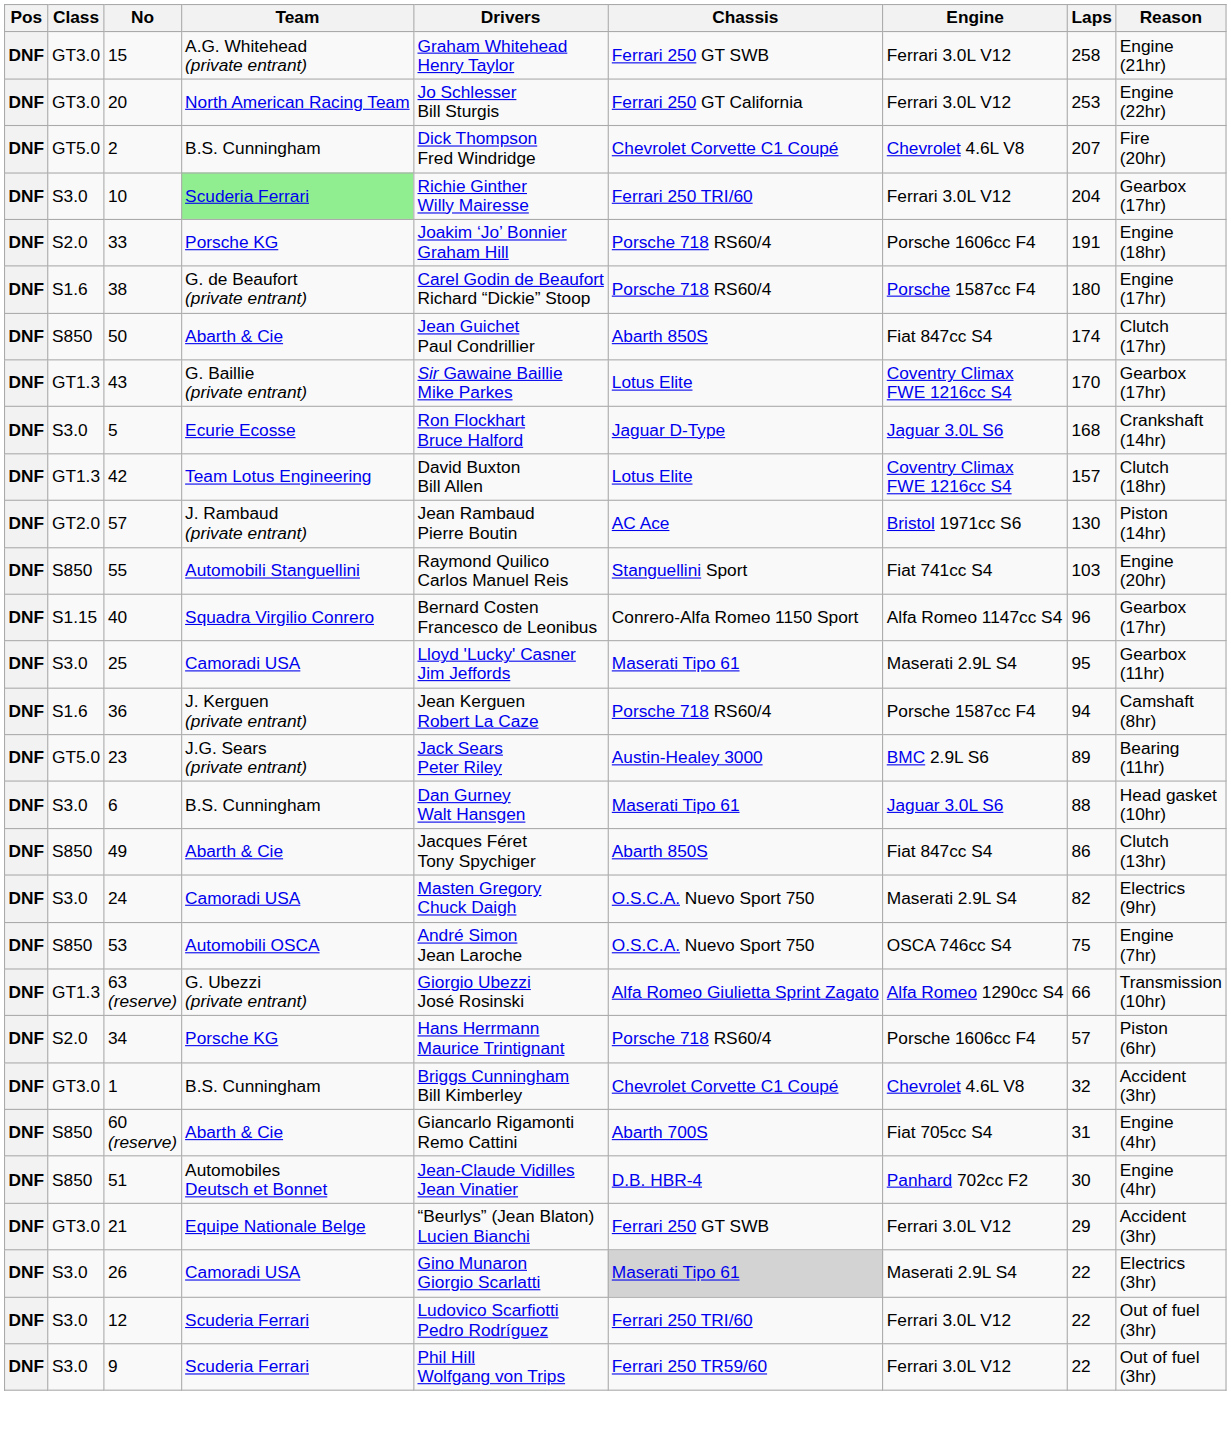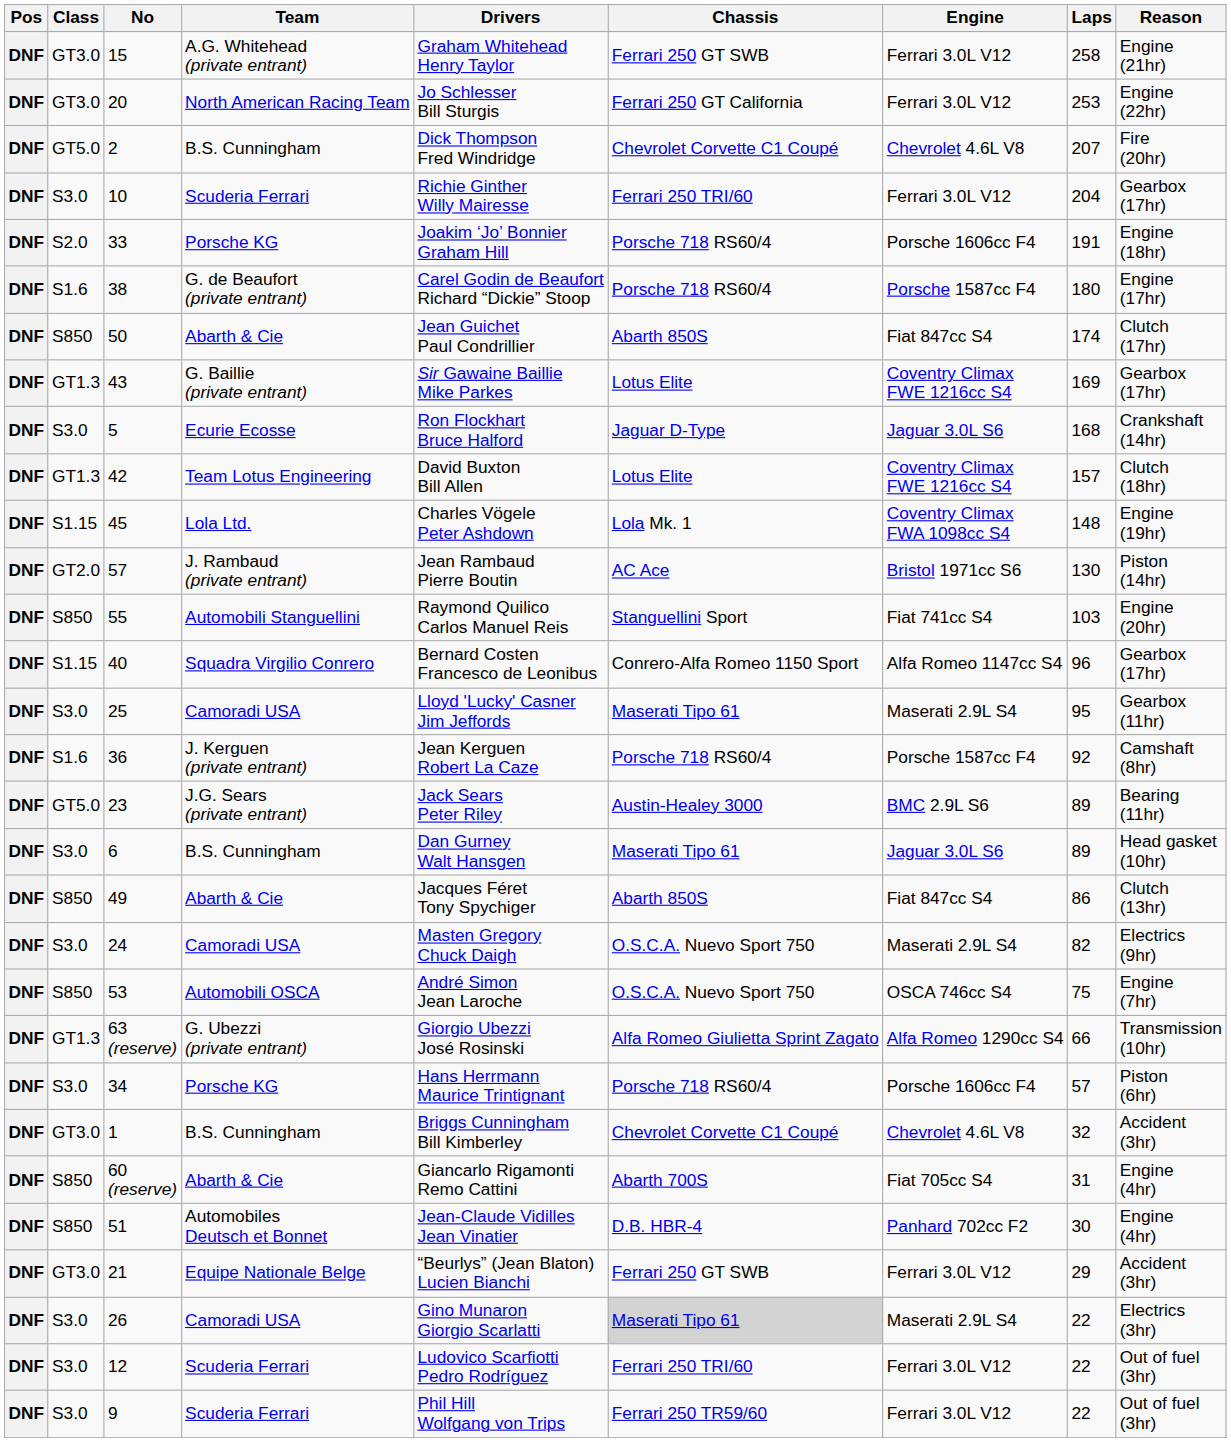(247, 195) lightgreen background -> (247, 195) no background
(1086, 383) 170 -> (1086, 383) 169
+ row: (118, 523)
(1081, 711) 94 -> (1081, 758) 92
(1081, 804) 88 -> (1081, 851) 89
(70, 1039) S2.0 -> (70, 1085) S3.0
